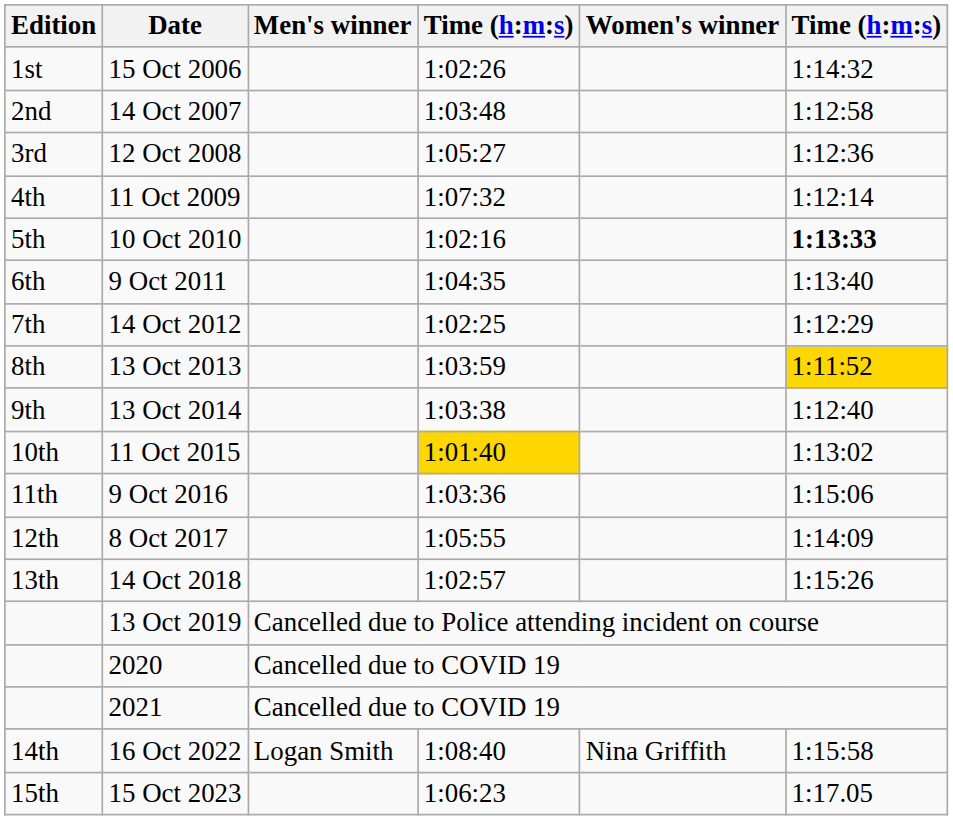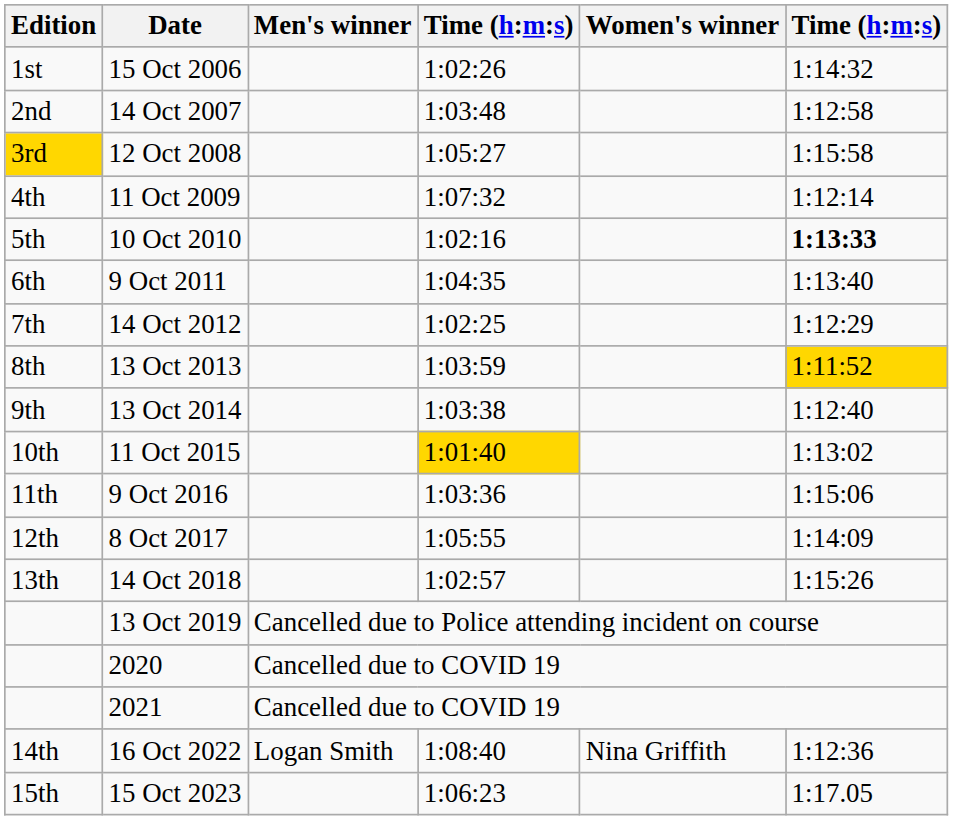(29, 153) no background -> (29, 153) gold background
(833, 153) 1:12:36 -> (833, 153) 1:15:58
(833, 750) 1:15:58 -> (833, 750) 1:12:36
